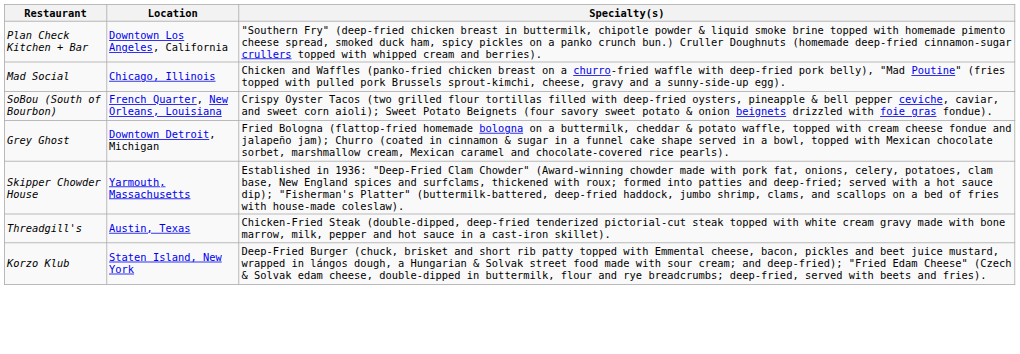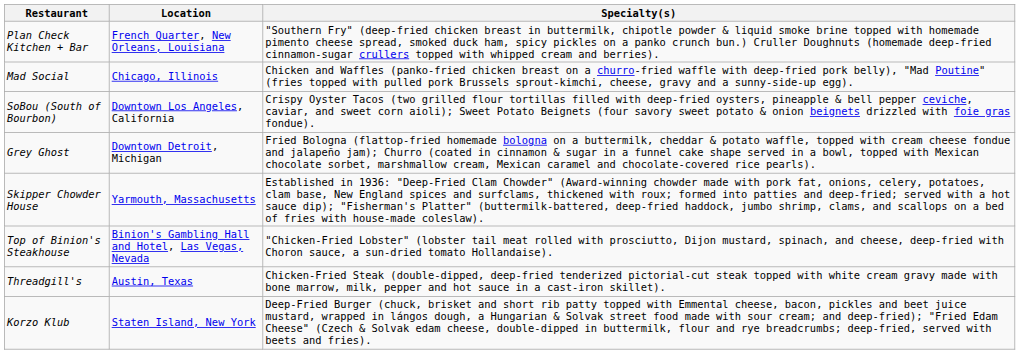(169, 42) Downtown Los Angeles, California -> (171, 42) French Quarter, New Orleans, Louisiana
(169, 106) French Quarter, New Orleans, Louisiana -> (177, 112) Downtown Los Angeles, California
+ row: (54, 247)
